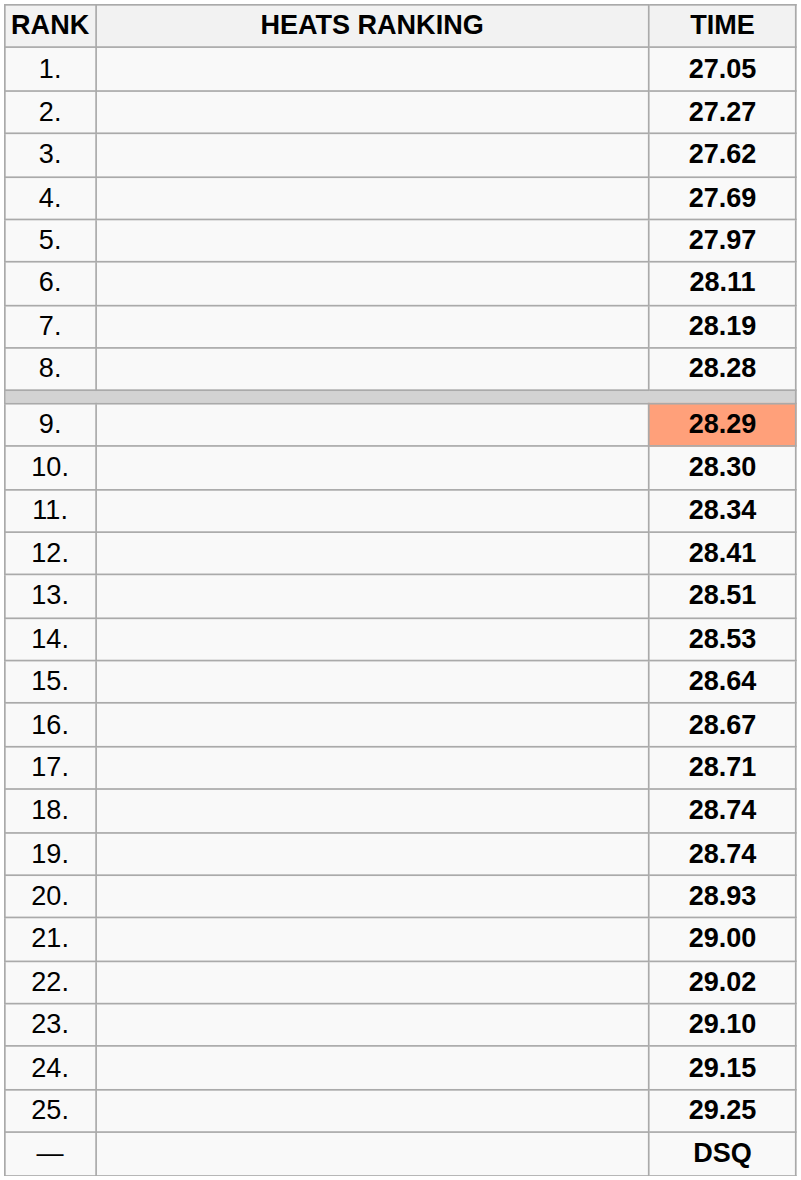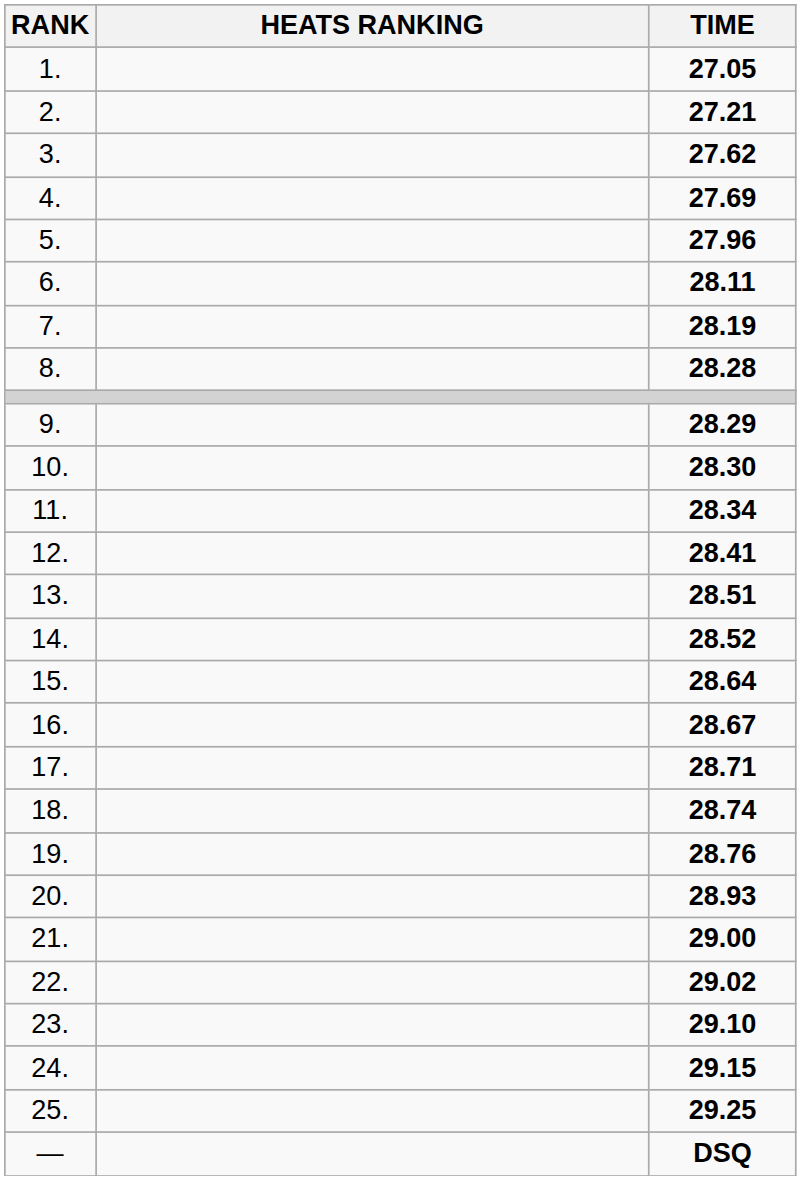(723, 111) 27.27 -> (723, 111) 27.21
(723, 240) 27.97 -> (723, 240) 27.96
(723, 424) lightsalmon background -> (723, 424) no background
(723, 638) 28.53 -> (723, 638) 28.52
(723, 853) 28.74 -> (723, 853) 28.76
